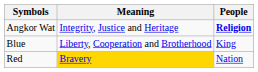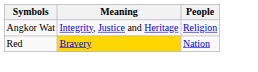(234, 28) bold -> (200, 28) normal
- row: (16, 43)
